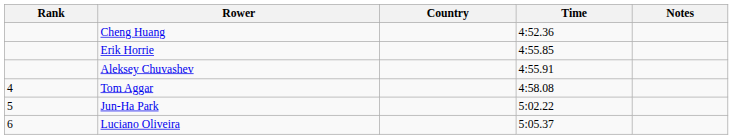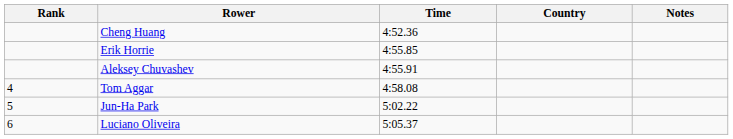columns swapped: (448, 13) <-> (574, 13)
